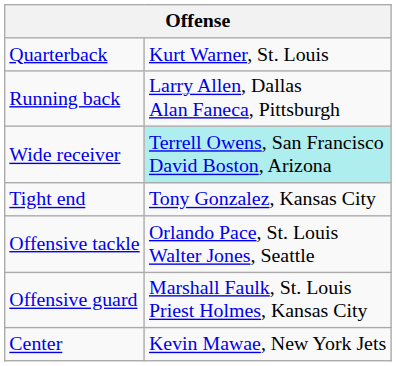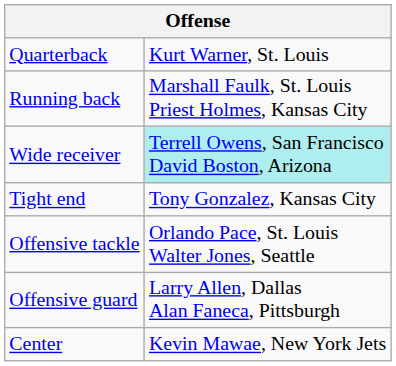(245, 98) Larry Allen, Dallas Alan Faneca, Pittsburgh -> (258, 98) Marshall Faulk, St. Louis Priest Holmes, Kansas City
(258, 300) Marshall Faulk, St. Louis Priest Holmes, Kansas City -> (245, 300) Larry Allen, Dallas Alan Faneca, Pittsburgh
